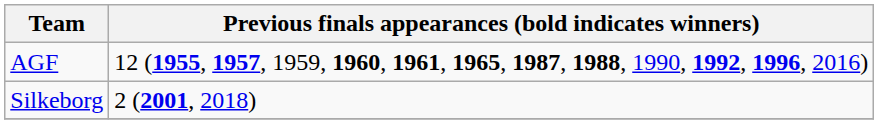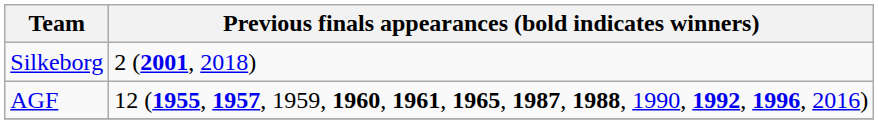rows swapped: (57, 99) <-> (34, 61)
